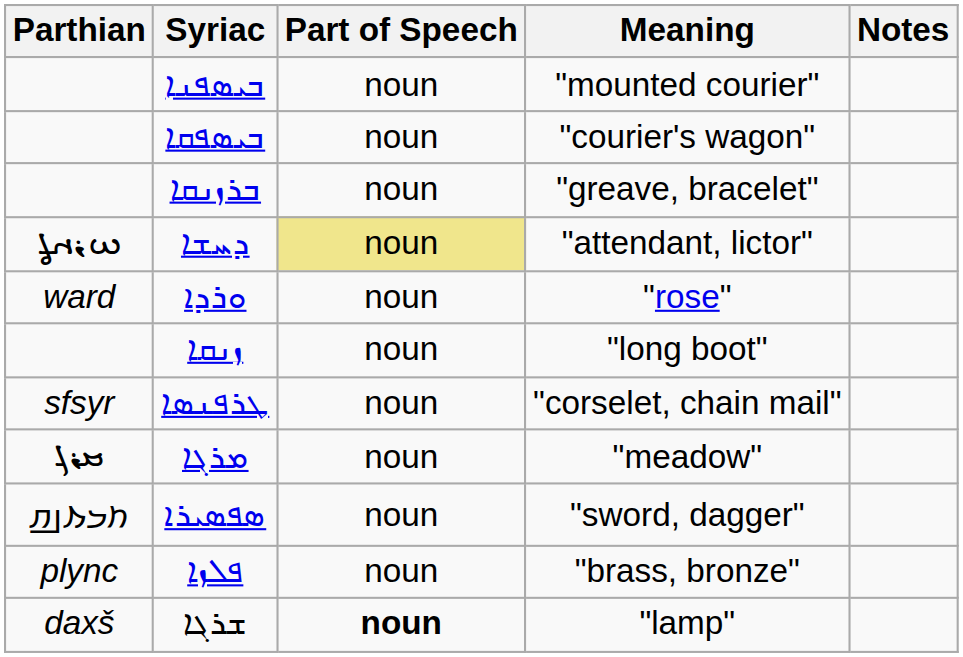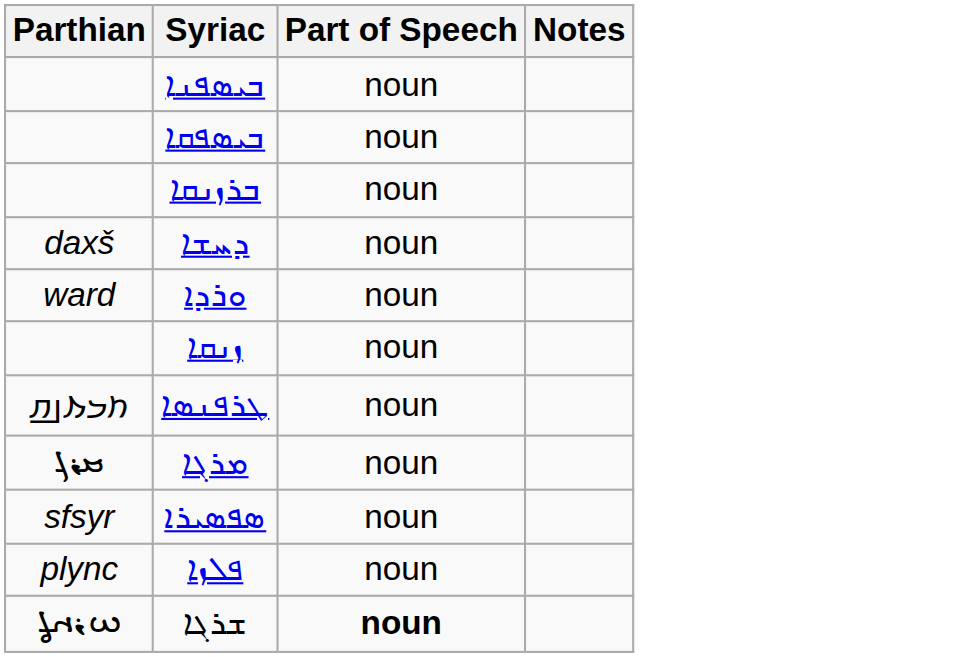- column: (687, 30)
(79, 242) 𐫢𐫡𐫀𐫄 -> (79, 242) daxš
(401, 243) khaki background -> (401, 242) no background
(79, 402) sfsyr -> (79, 406) 𐭕𐭓𐭐𐭍𐭎
(79, 516) 𐭕𐭓𐭐𐭍𐭎 -> (79, 516) sfsyr
(79, 623) daxš -> (79, 621) 𐫢𐫡𐫀𐫄
